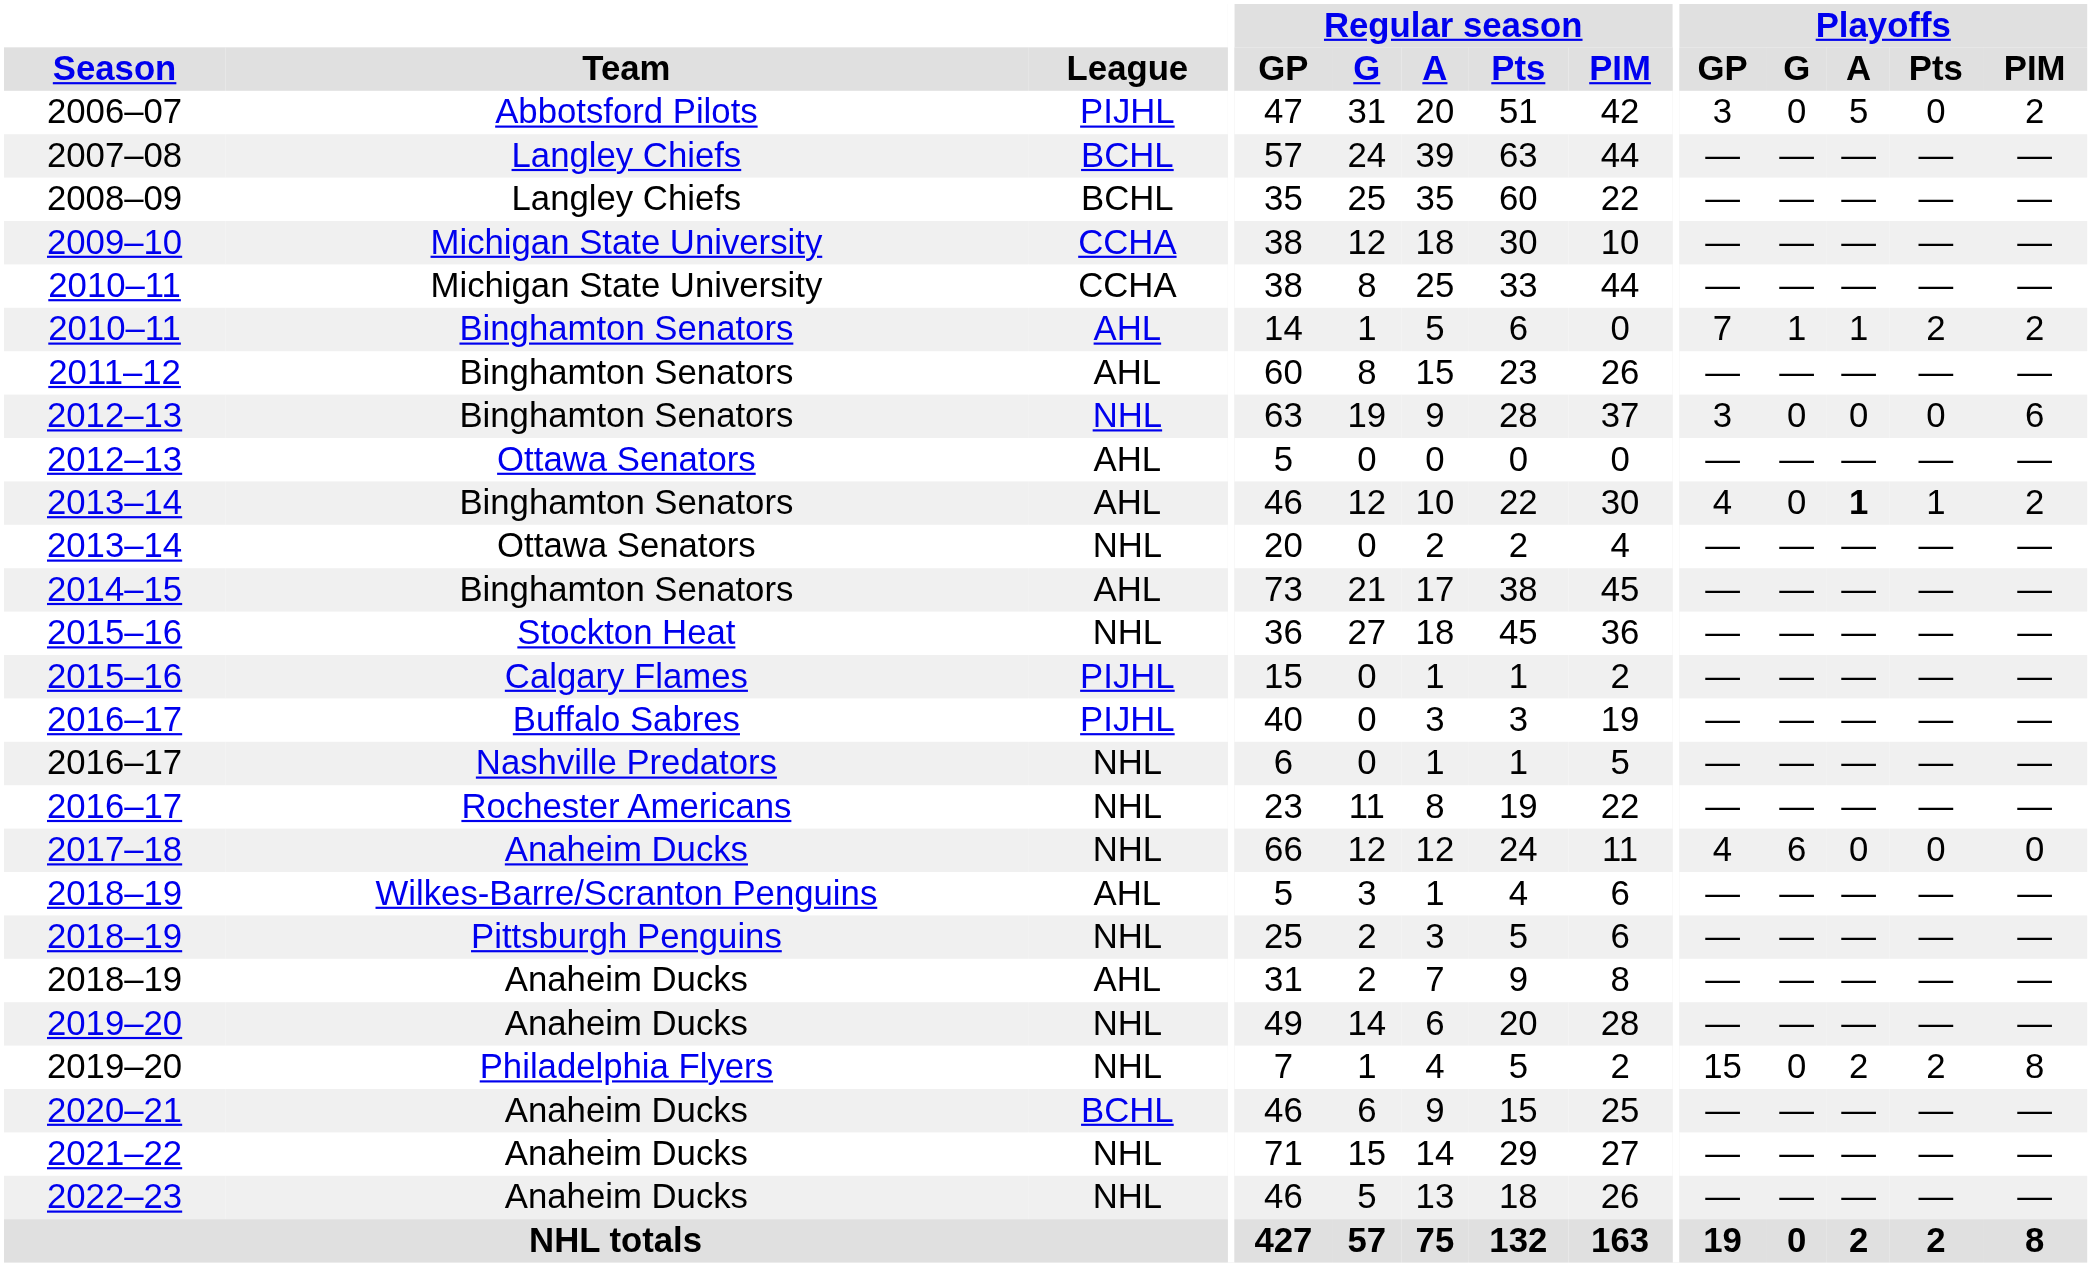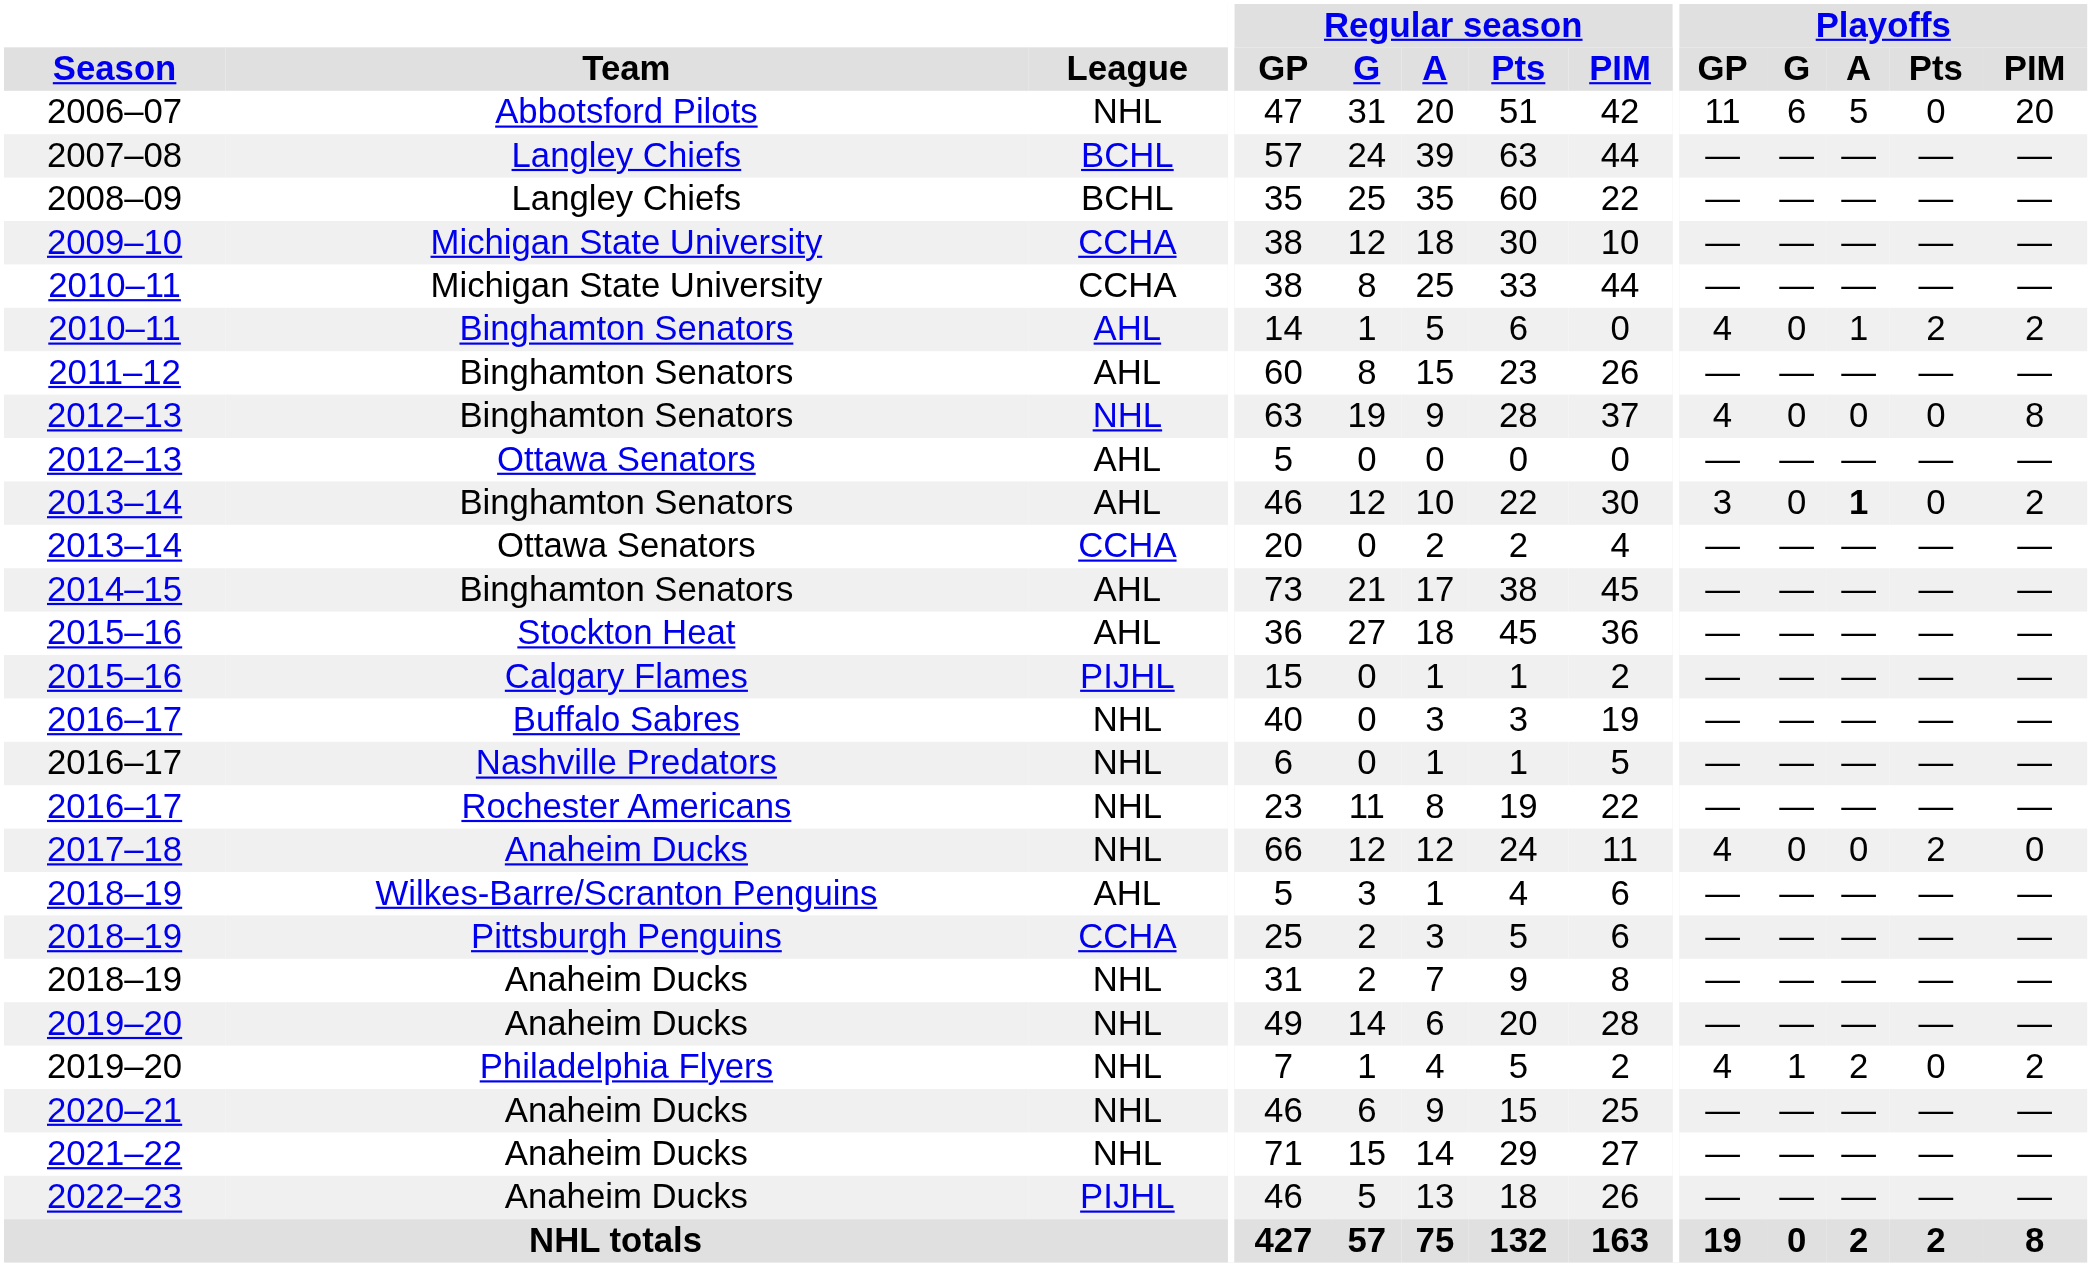(1127, 111) PIJHL -> (1127, 111) NHL
(1723, 111) 3 -> (1723, 111) 11
(1797, 111) 0 -> (1797, 111) 6
(2035, 111) 2 -> (2035, 111) 20
(1723, 328) 7 -> (1723, 328) 4
(1797, 328) 1 -> (1797, 328) 0
(1723, 415) 3 -> (1723, 415) 4
(2035, 415) 6 -> (2035, 415) 8
(1723, 502) 4 -> (1723, 502) 3
(1936, 502) 1 -> (1936, 502) 0
(1127, 545) NHL -> (1127, 545) CCHA
(1127, 632) NHL -> (1127, 632) AHL
(1127, 719) PIJHL -> (1127, 719) NHL
(1797, 849) 6 -> (1797, 849) 0
(1936, 849) 0 -> (1936, 849) 2
(1127, 936) NHL -> (1127, 936) CCHA
(1127, 979) AHL -> (1127, 979) NHL
(1723, 1066) 15 -> (1723, 1066) 4
(1797, 1066) 0 -> (1797, 1066) 1
(1936, 1066) 2 -> (1936, 1066) 0
(2035, 1066) 8 -> (2035, 1066) 2
(1127, 1110) BCHL -> (1127, 1110) NHL
(1127, 1196) NHL -> (1127, 1196) PIJHL
